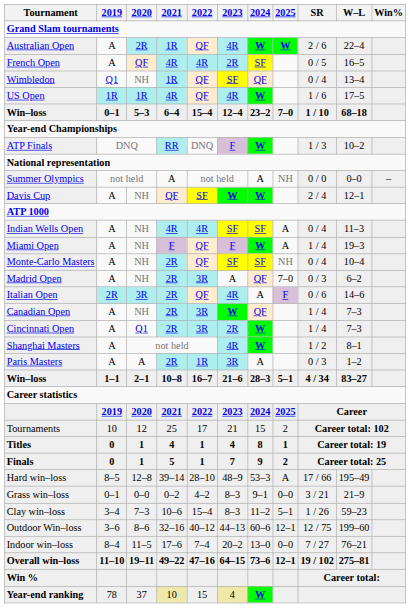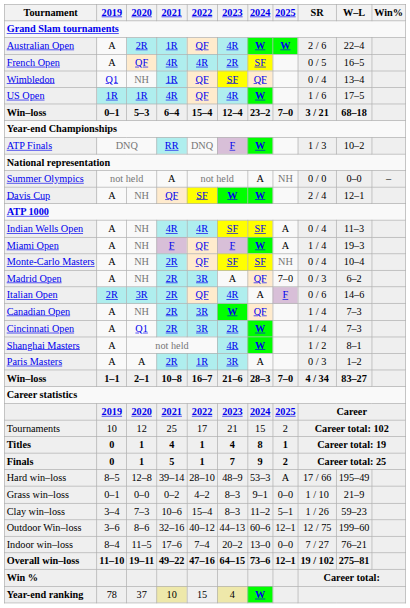(317, 112) 1 / 10 -> (317, 112) 3 / 21
(285, 378) 5–1 -> (285, 378) 7–0
(317, 494) 3 / 21 -> (317, 494) 1 / 10
